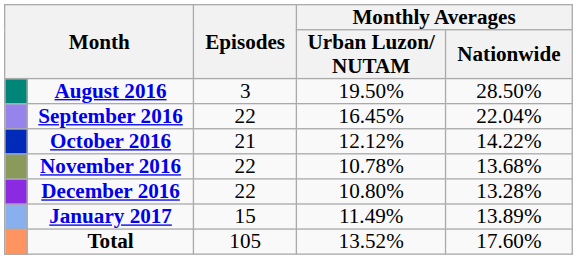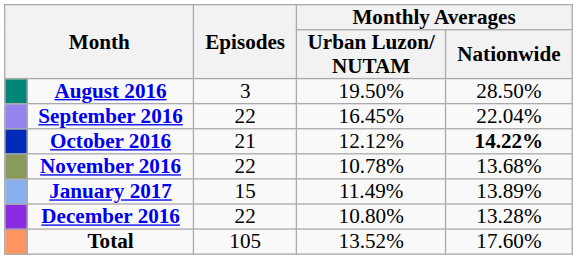(509, 141) normal -> (509, 141) bold
rows swapped: (111, 191) <-> (111, 216)
